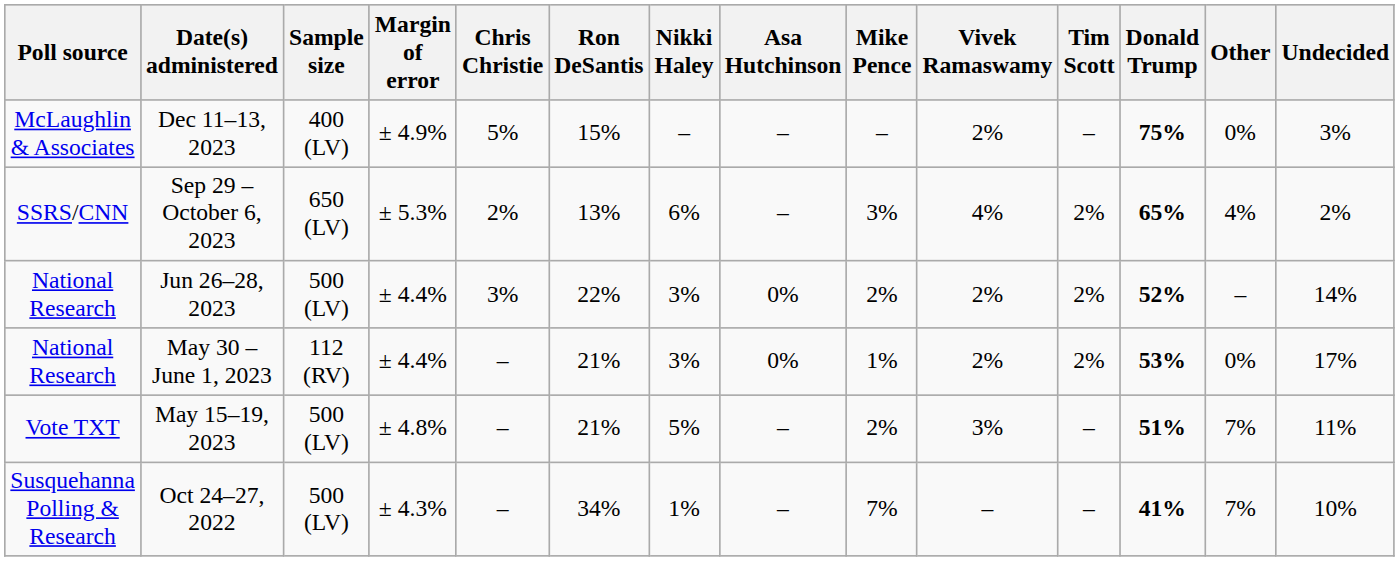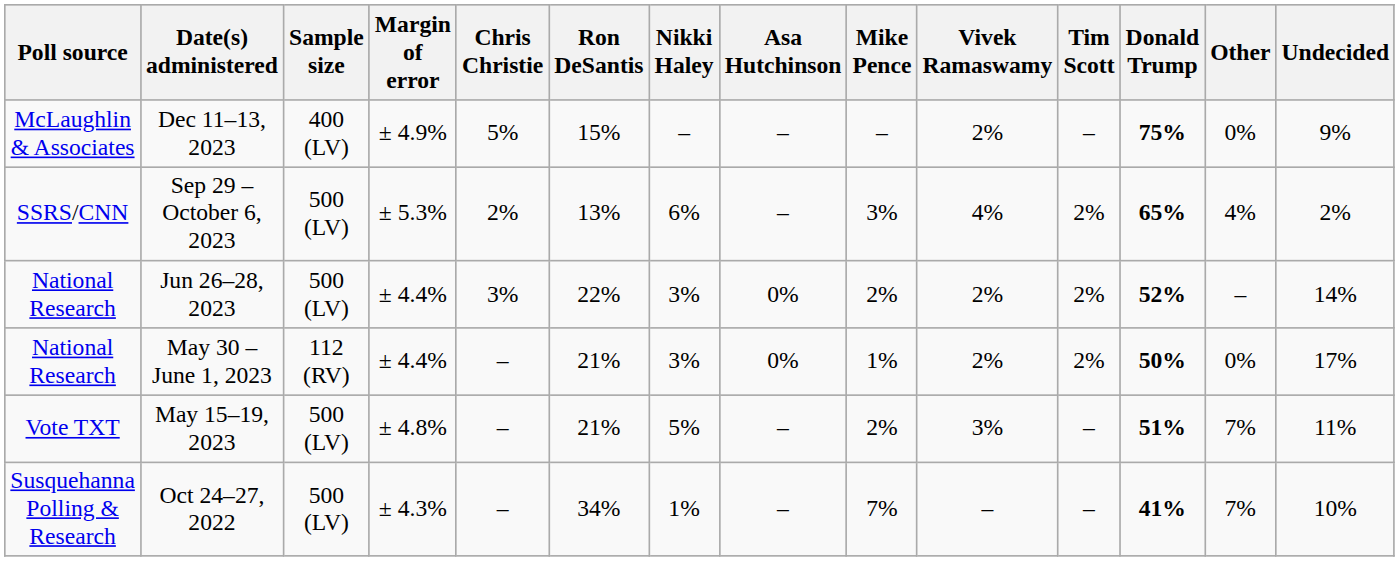(1335, 133) 3% -> (1335, 133) 9%
(326, 213) 650 (LV) -> (326, 213) 500 (LV)
(1162, 361) 53% -> (1162, 361) 50%
